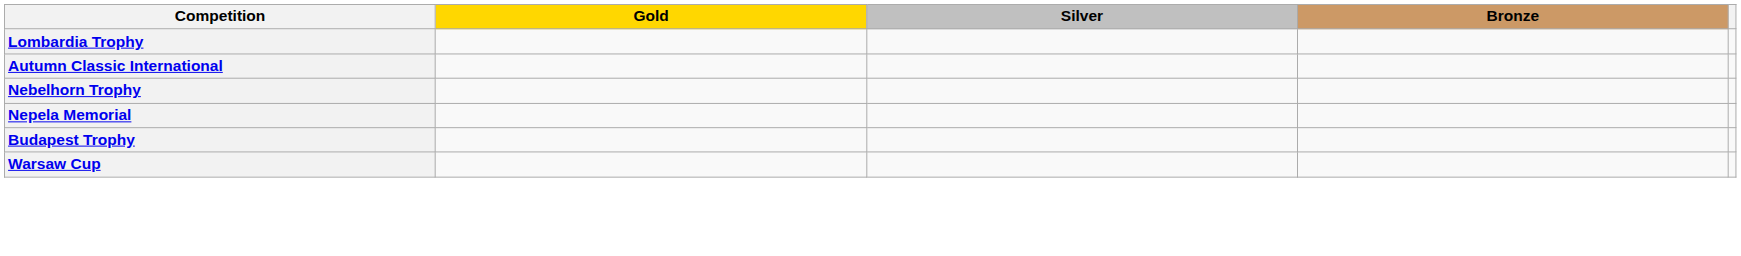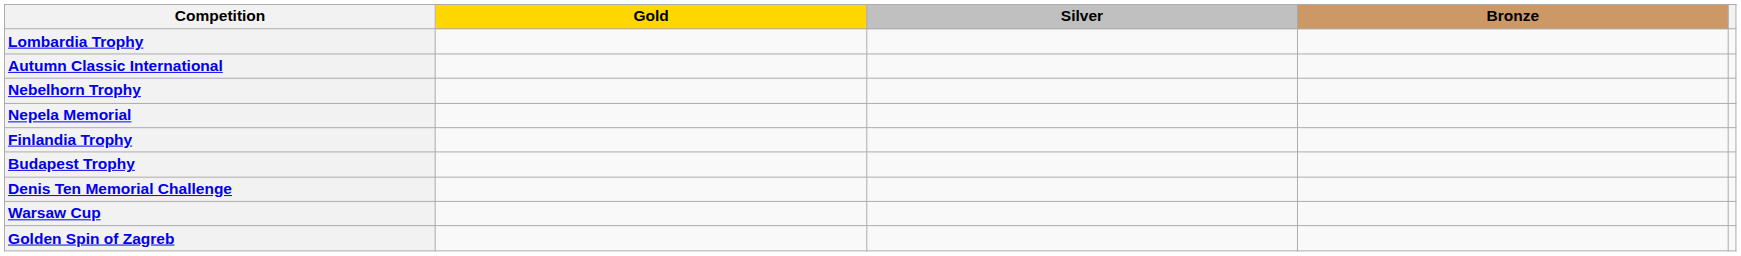+ row: (70, 139)
+ row: (120, 189)
+ row: (91, 238)
